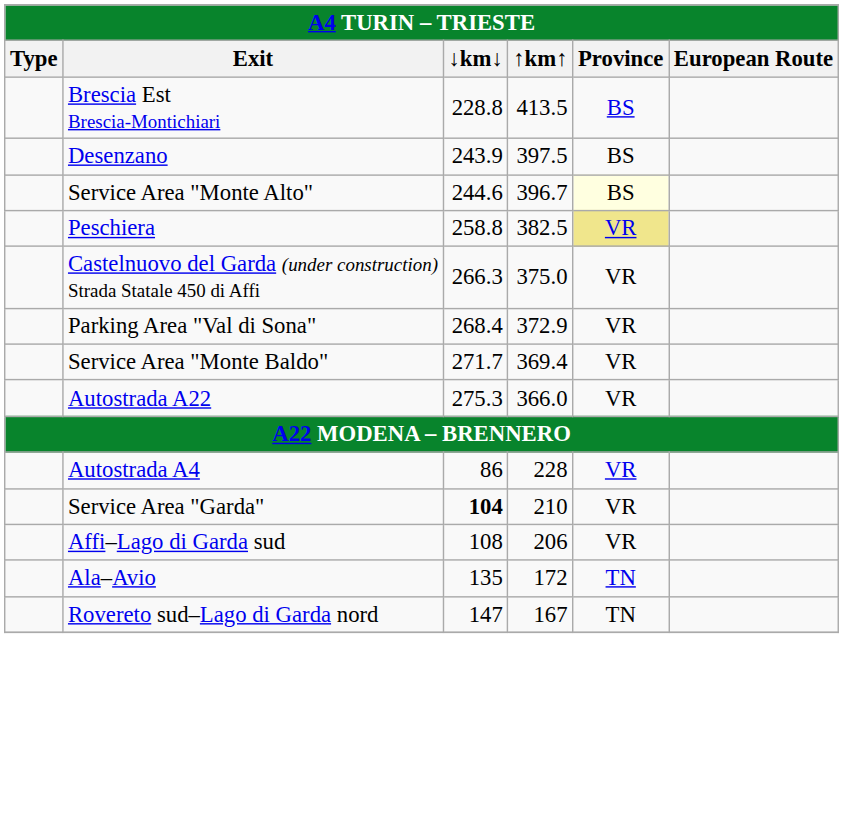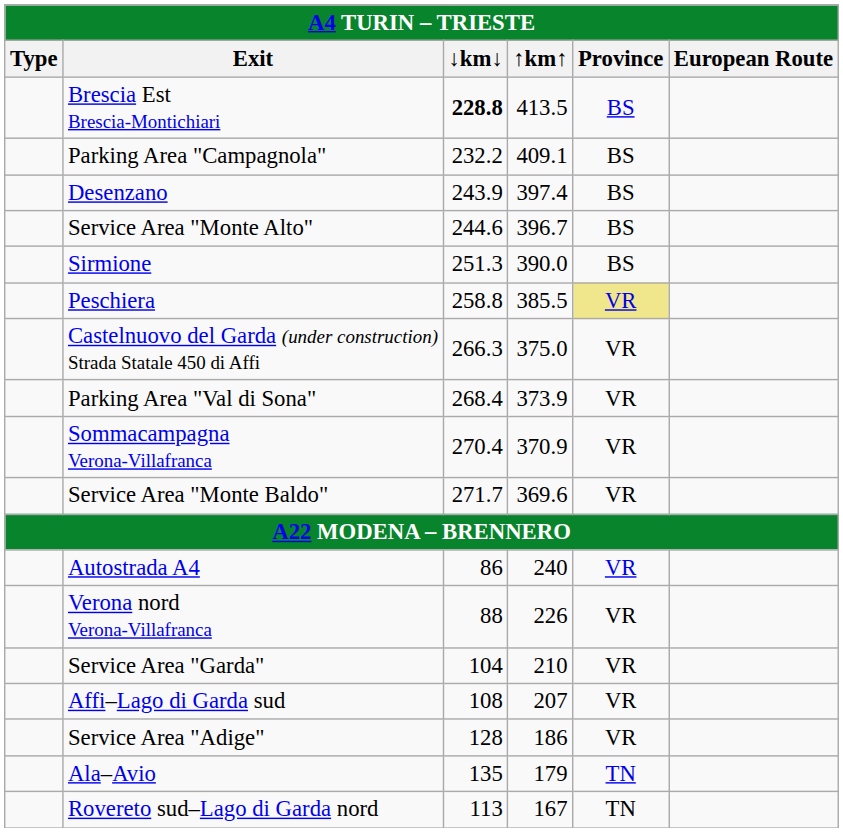(477, 107) normal -> (477, 107) bold
+ row: (197, 156)
(542, 156) 397.5 -> (542, 192) 397.4
(621, 192) lightyellow background -> (621, 228) no background
+ row: (110, 264)
(542, 228) 382.5 -> (542, 300) 385.5
(542, 325) 372.9 -> (542, 397) 373.9
+ row: (149, 446)
(542, 361) 369.4 -> (542, 495) 369.6
- row: (140, 397)
(550, 469) 228 -> (550, 567) 240
+ row: (140, 616)
(486, 506) bold -> (486, 665) normal
(550, 542) 206 -> (550, 701) 207
+ row: (166, 737)
(550, 578) 172 -> (550, 773) 179
(486, 614) 147 -> (486, 809) 113
